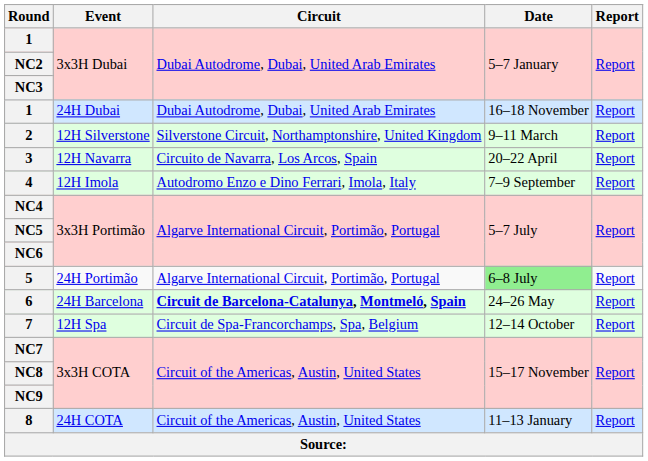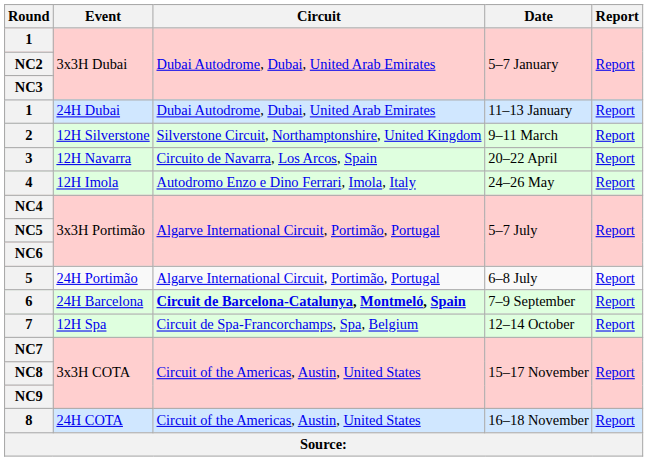(539, 111) 16–18 November -> (530, 111) 11–13 January
(532, 182) 7–9 September -> (521, 182) 24–26 May
(513, 277) lightgreen background -> (513, 277) no background
(521, 301) 24–26 May -> (532, 301) 7–9 September
(530, 420) 11–13 January -> (539, 420) 16–18 November
